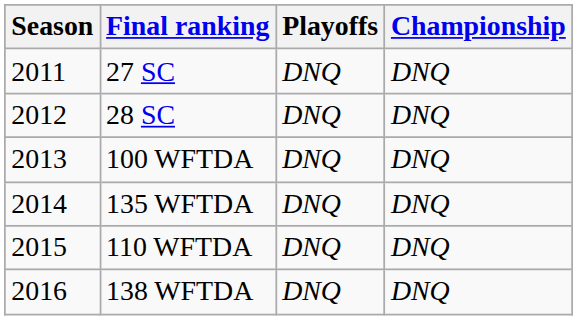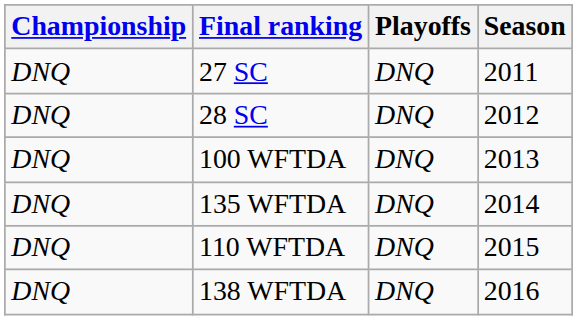columns swapped: (52, 26) <-> (478, 26)
